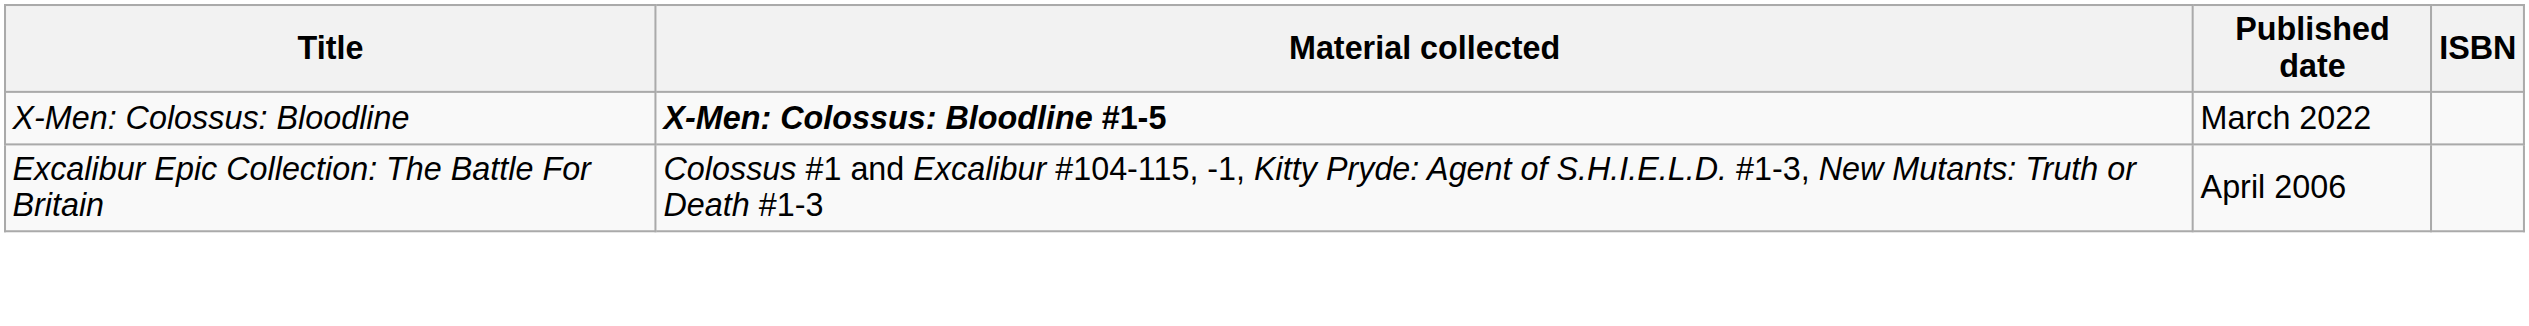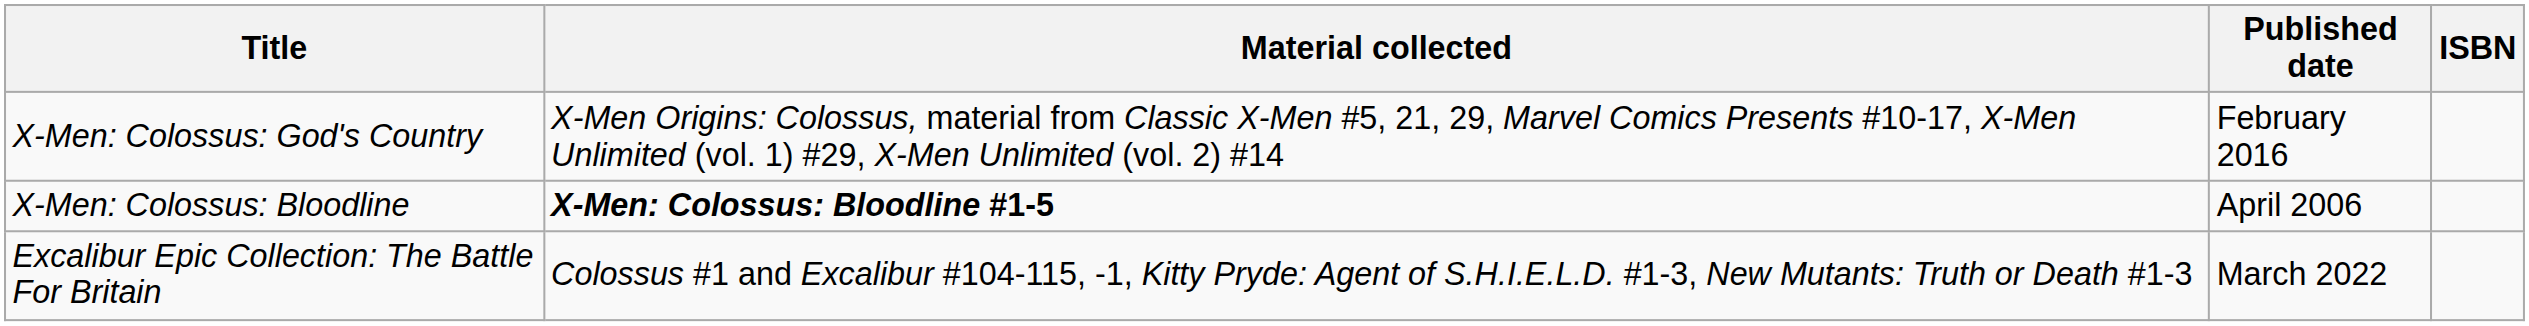+ row: (247, 135)
(2286, 117) March 2022 -> (2289, 205) April 2006
(2273, 187) April 2006 -> (2302, 274) March 2022
